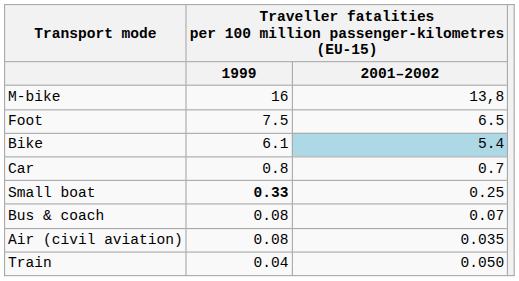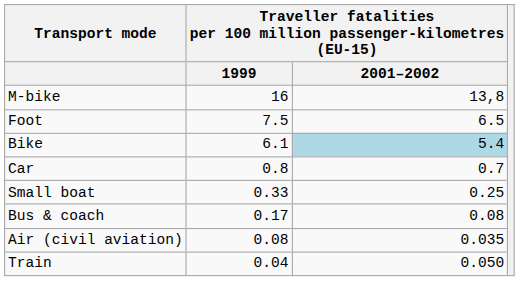(271, 192) bold -> (271, 192) normal
(271, 216) 0.08 -> (271, 216) 0.17
(487, 216) 0.07 -> (487, 216) 0.08
